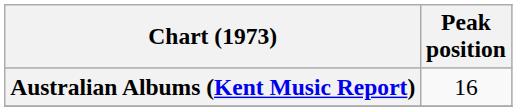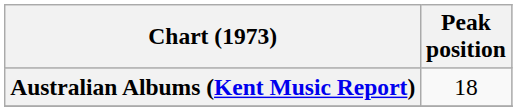(466, 86) 16 -> (466, 86) 18
